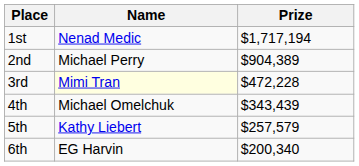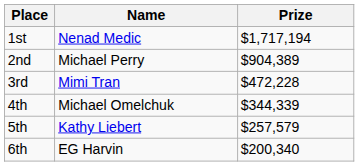(89, 82) lightyellow background -> (89, 82) no background
(270, 104) $343,439 -> (270, 104) $344,339
